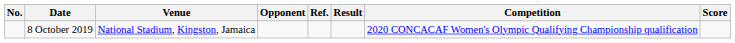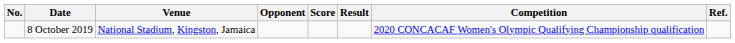columns swapped: (715, 12) <-> (319, 12)
